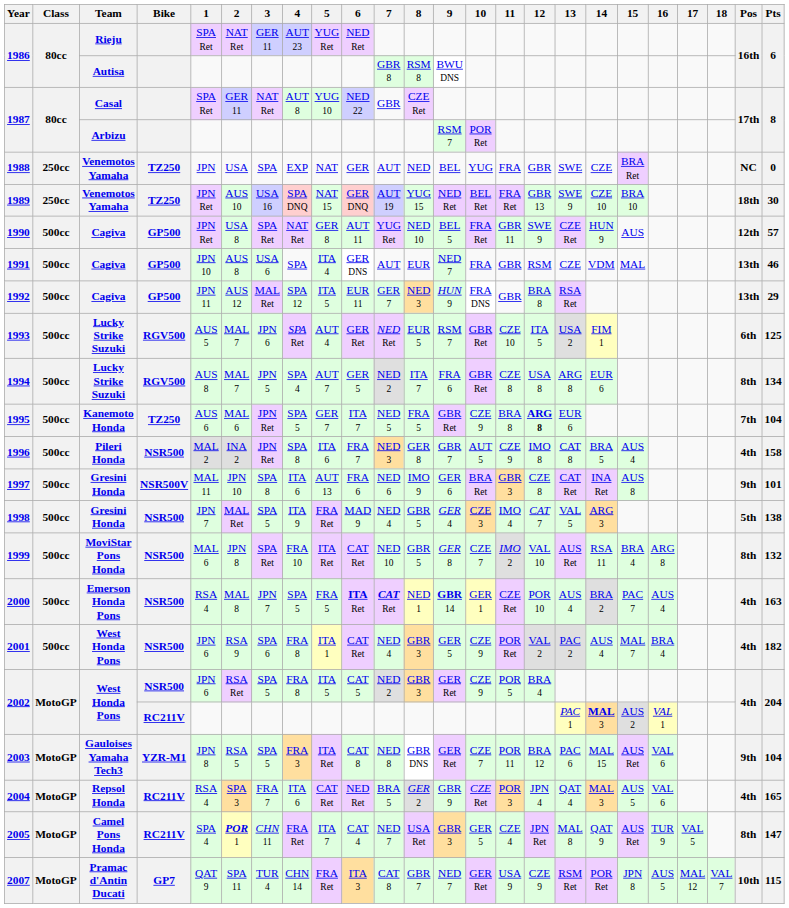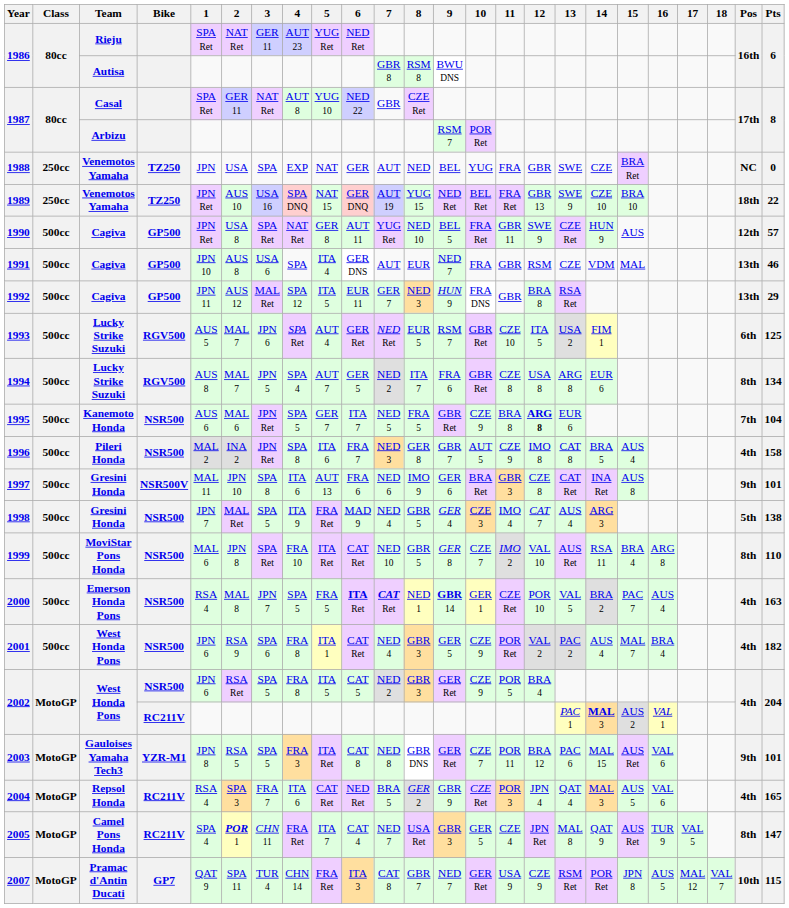(773, 200) 30 -> (773, 200) 22
(164, 420) TZ250 -> (164, 420) NSR500
(570, 517) VAL 5 -> (570, 517) AUS 4
(773, 556) 132 -> (773, 556) 110
(570, 601) AUS 4 -> (570, 601) VAL 5
(773, 757) 104 -> (773, 757) 101
